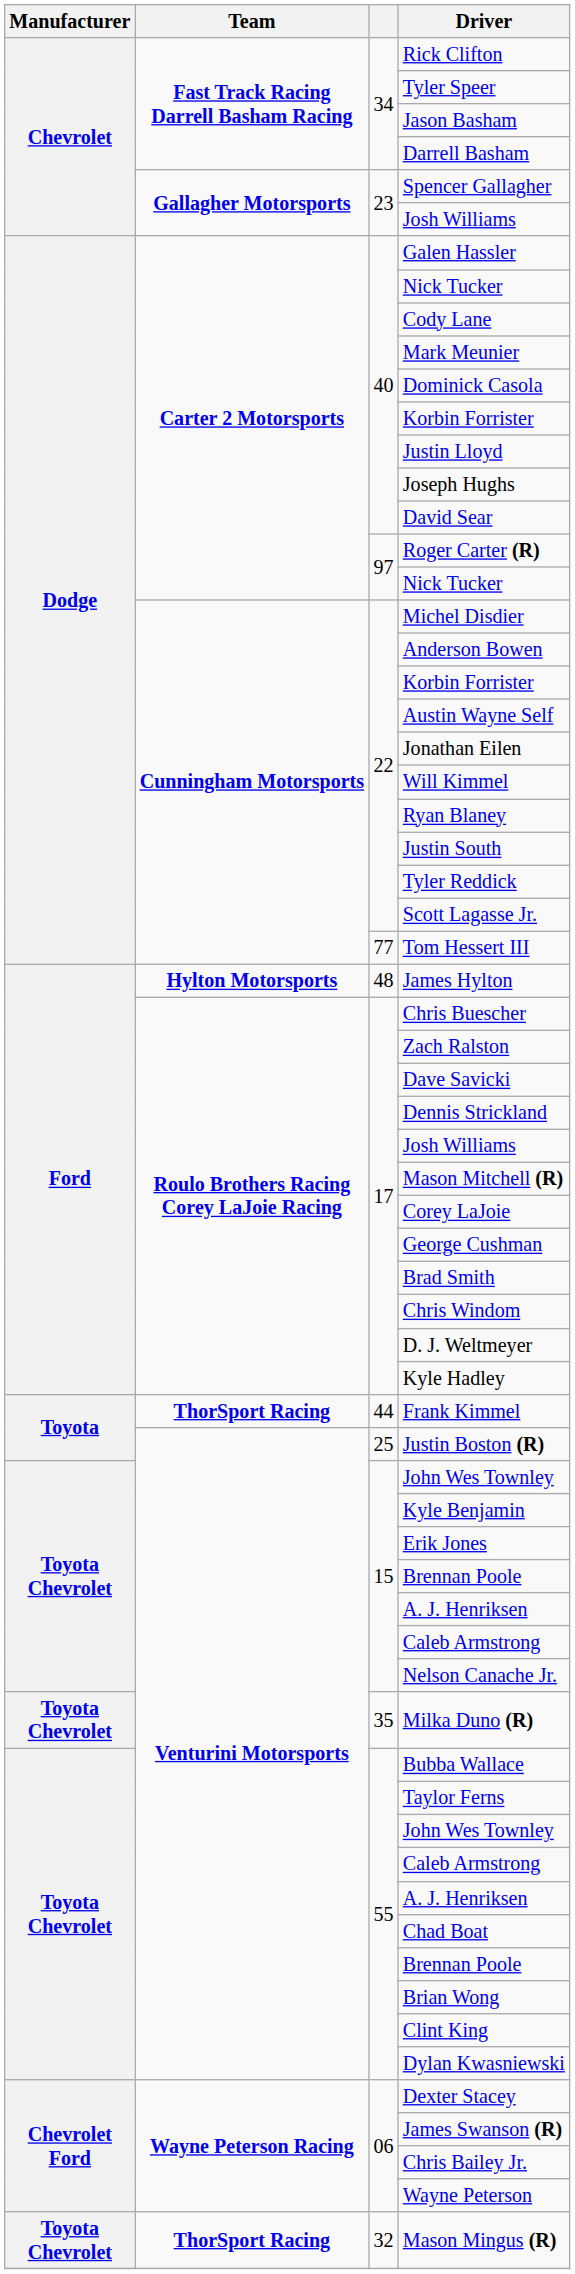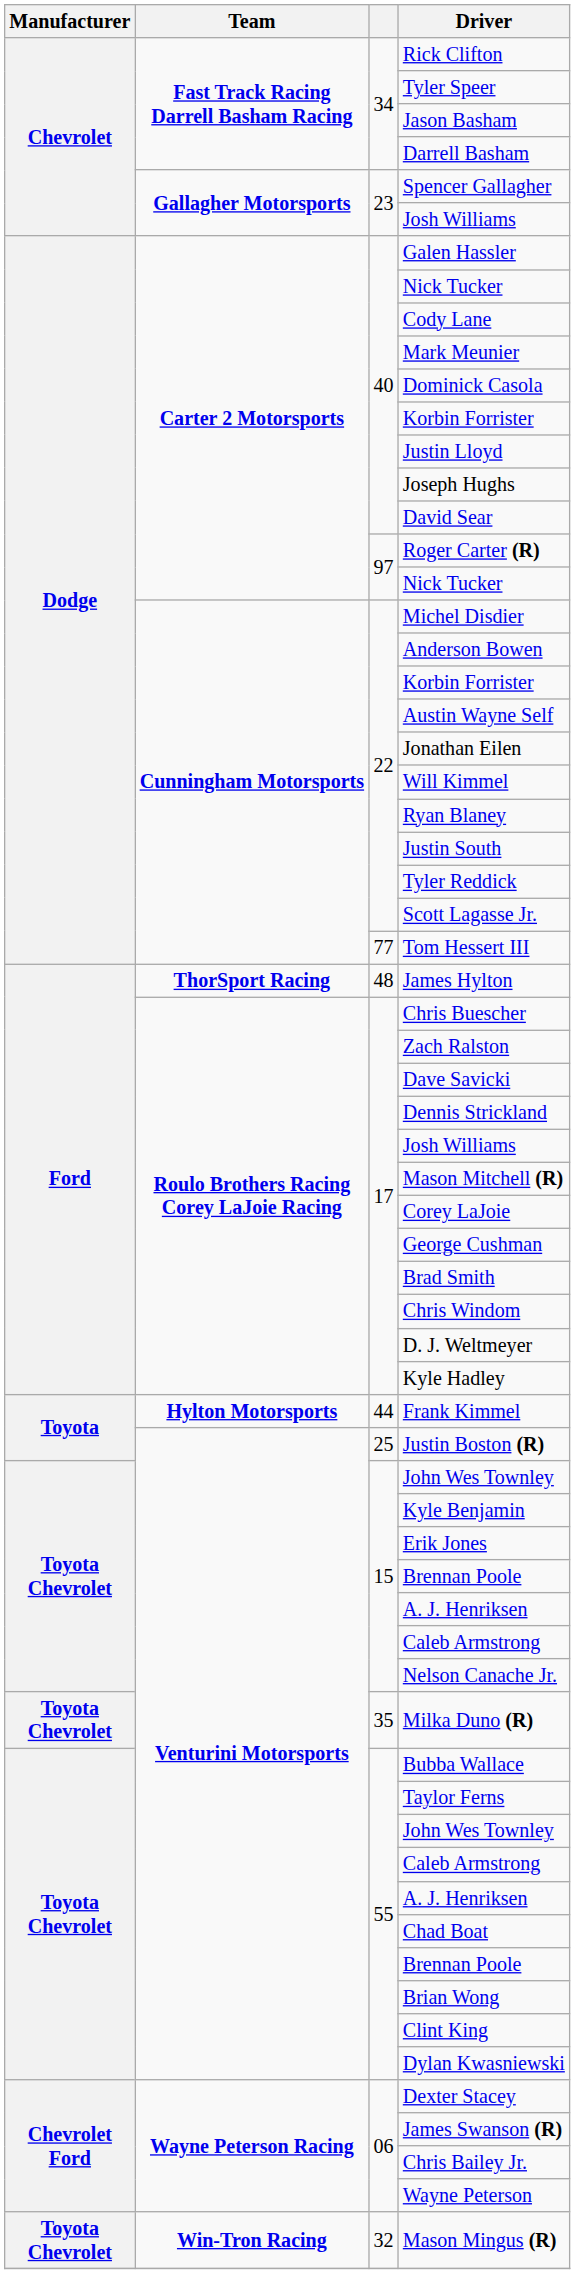(252, 980) Hylton Motorsports -> (252, 980) ThorSport Racing
(252, 1410) ThorSport Racing -> (252, 1410) Hylton Motorsports
(252, 2240) ThorSport Racing -> (252, 2240) Win-Tron Racing
